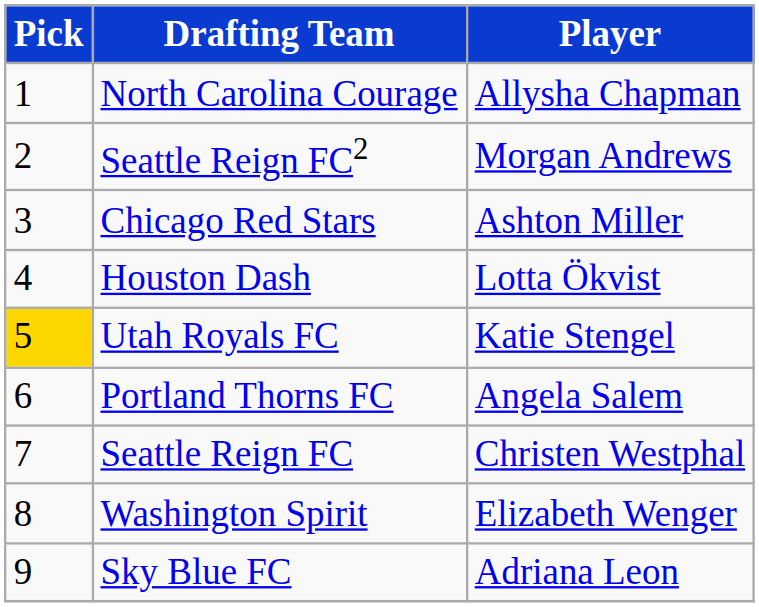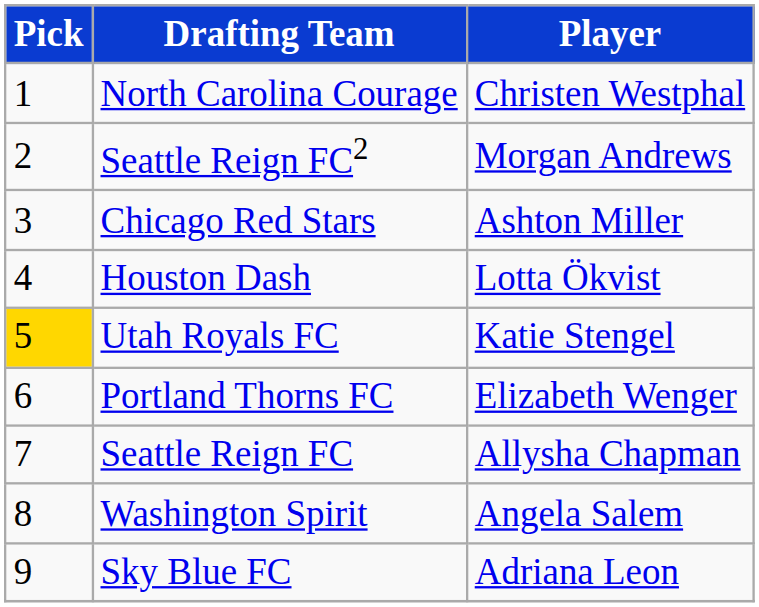(608, 92) Allysha Chapman -> (610, 92) Christen Westphal
(579, 395) Angela Salem -> (606, 395) Elizabeth Wenger
(610, 454) Christen Westphal -> (608, 454) Allysha Chapman
(606, 512) Elizabeth Wenger -> (579, 512) Angela Salem
